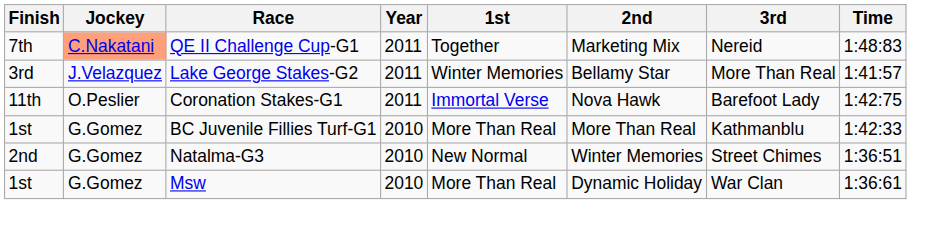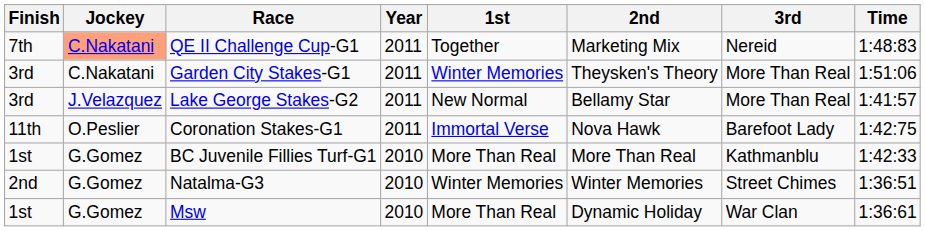+ row: (260, 73)
(497, 73) Winter Memories -> (479, 101) New Normal
(479, 156) New Normal -> (497, 184) Winter Memories
